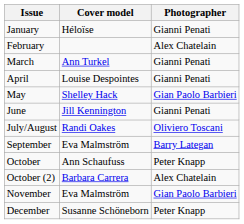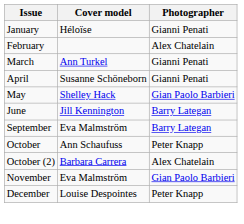(100, 78) Louise Despointes -> (103, 78) Susanne Schöneborn
(182, 111) Gianni Penati -> (181, 111) Barry Lategan
- row: (32, 128)
(105, 210) Susanne Schöneborn -> (98, 194) Louise Despointes
